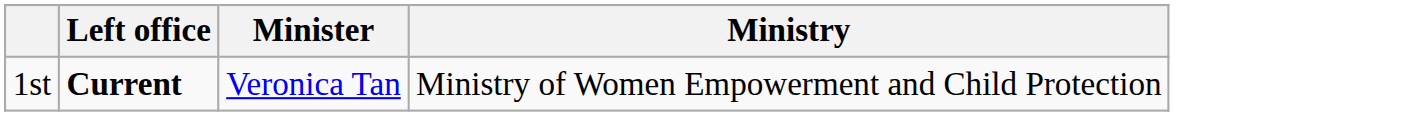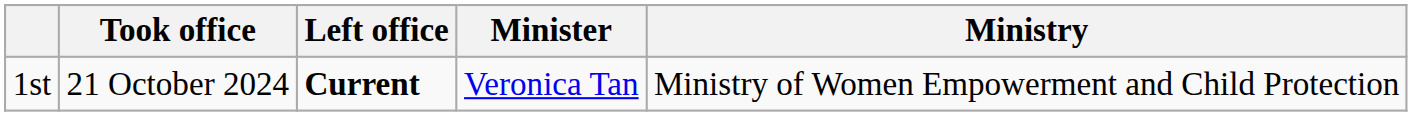+ column: (178, 30)
